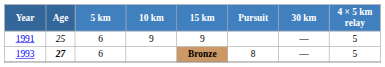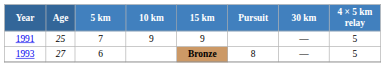(101, 39) 6 -> (101, 39) 7
(60, 54) bold -> (60, 54) normal
